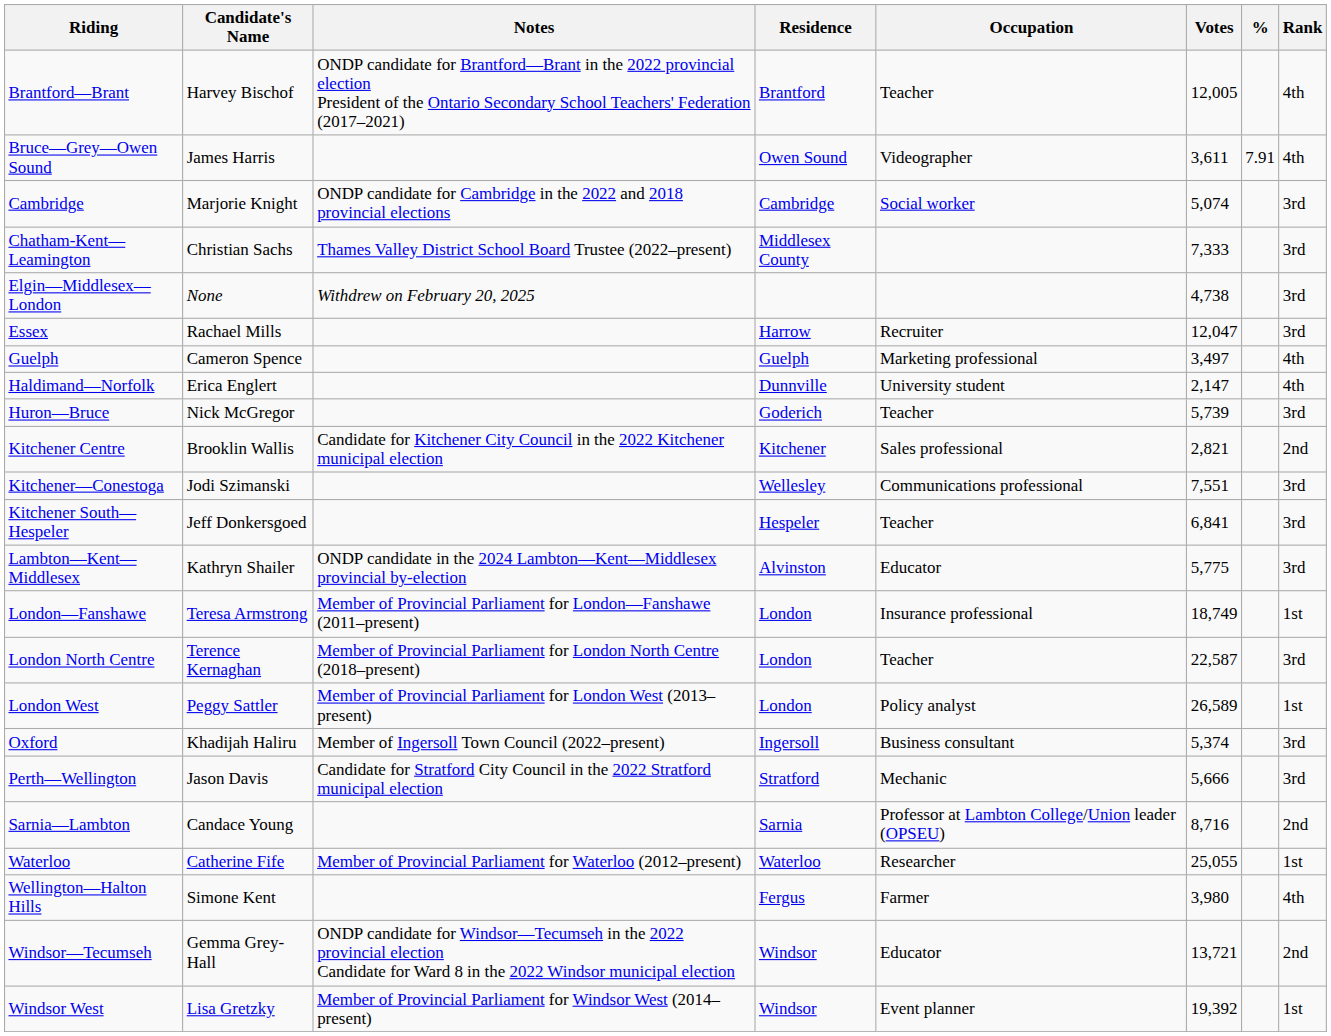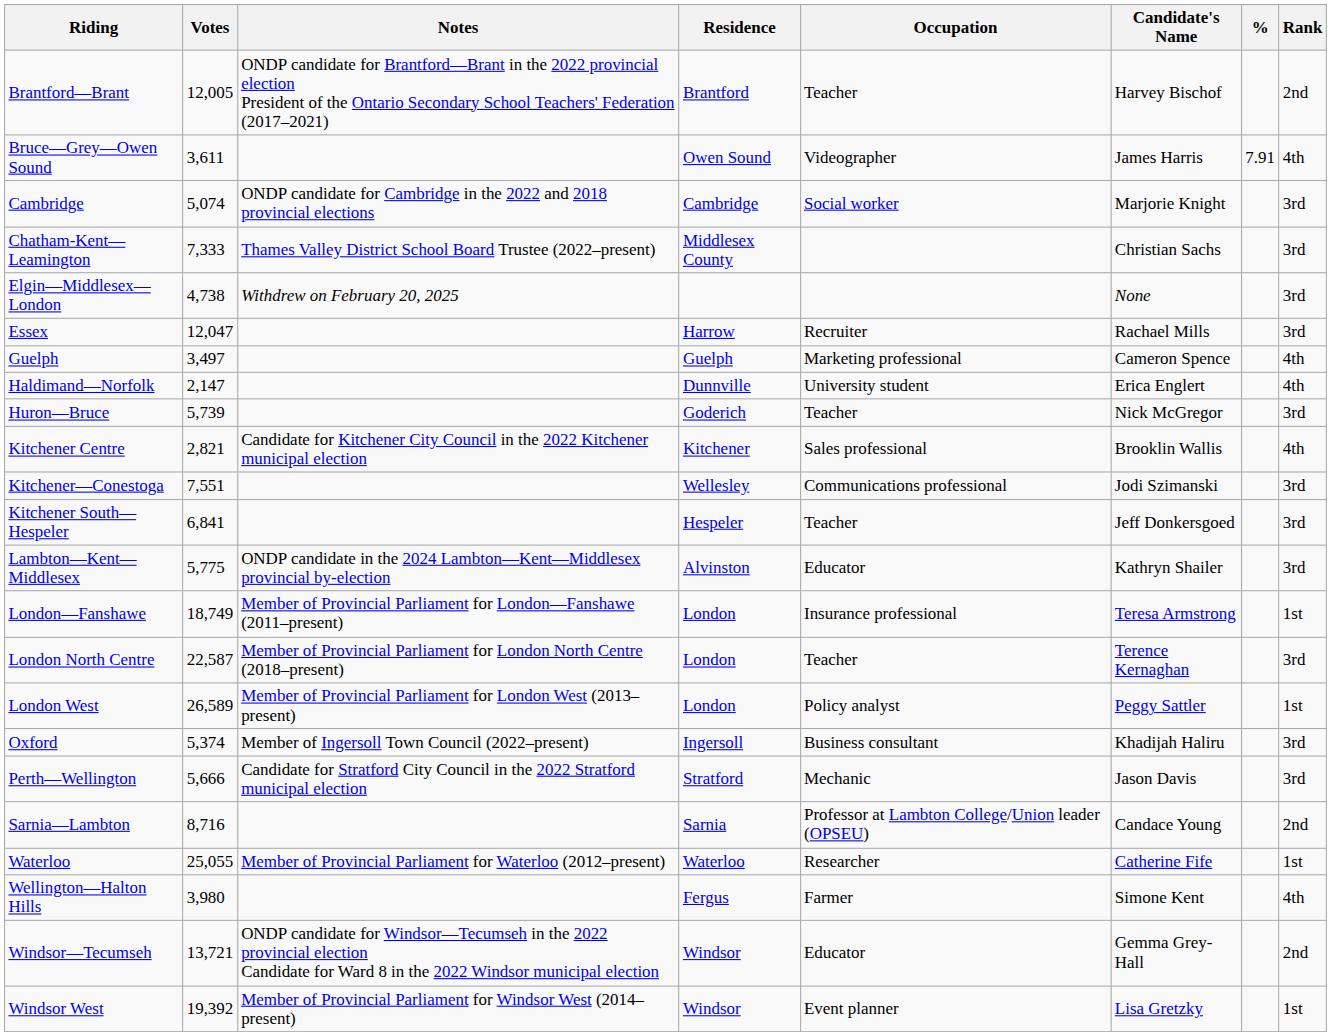columns swapped: (248, 27) <-> (1214, 27)
(1294, 92) 4th -> (1296, 92) 2nd
(1296, 449) 2nd -> (1294, 449) 4th
